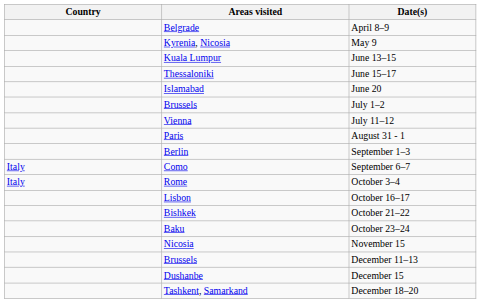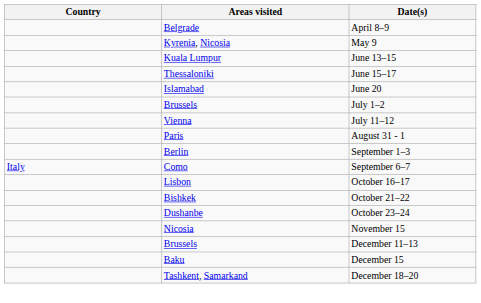- row: (376, 182)
(174, 228) Baku -> (183, 213) Dushanbe
(183, 275) Dushanbe -> (174, 259) Baku
